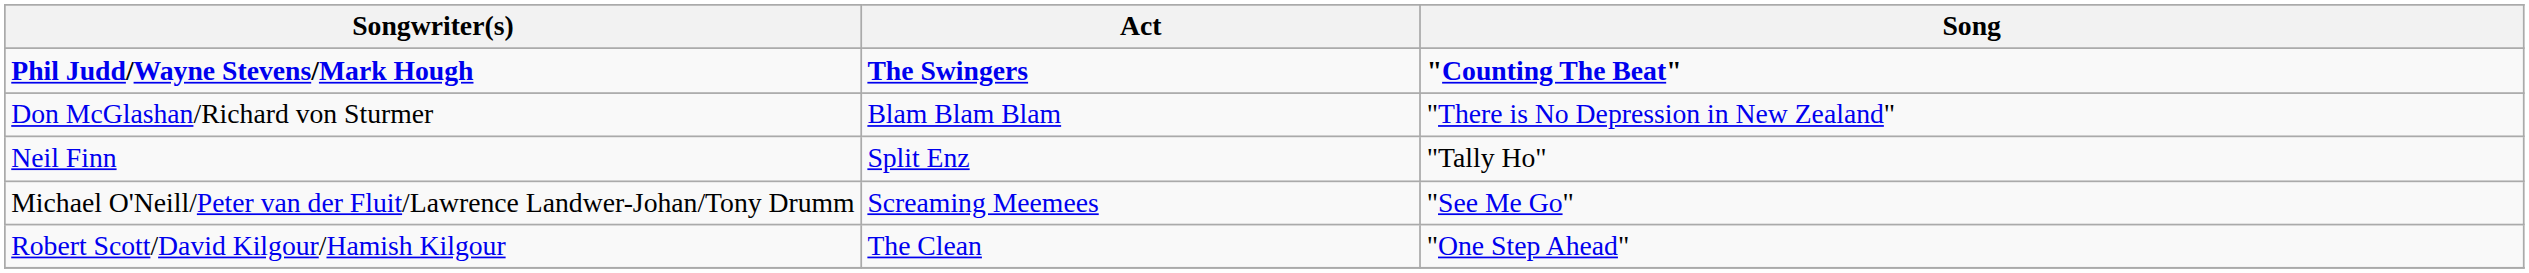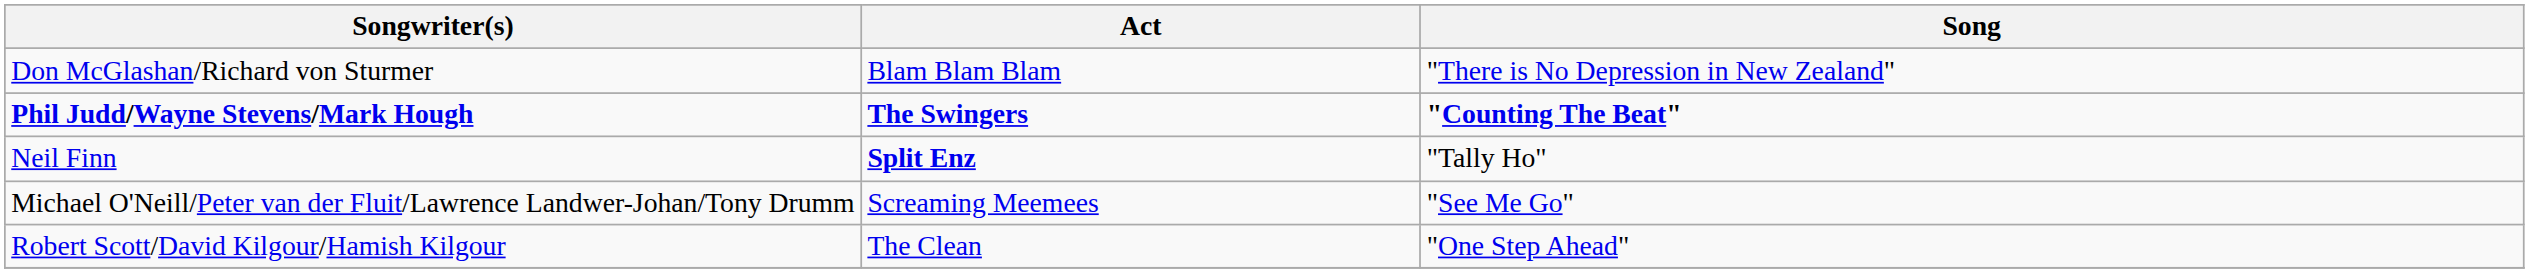rows swapped: (242, 70) <-> (222, 114)
(919, 158) normal -> (922, 158) bold
